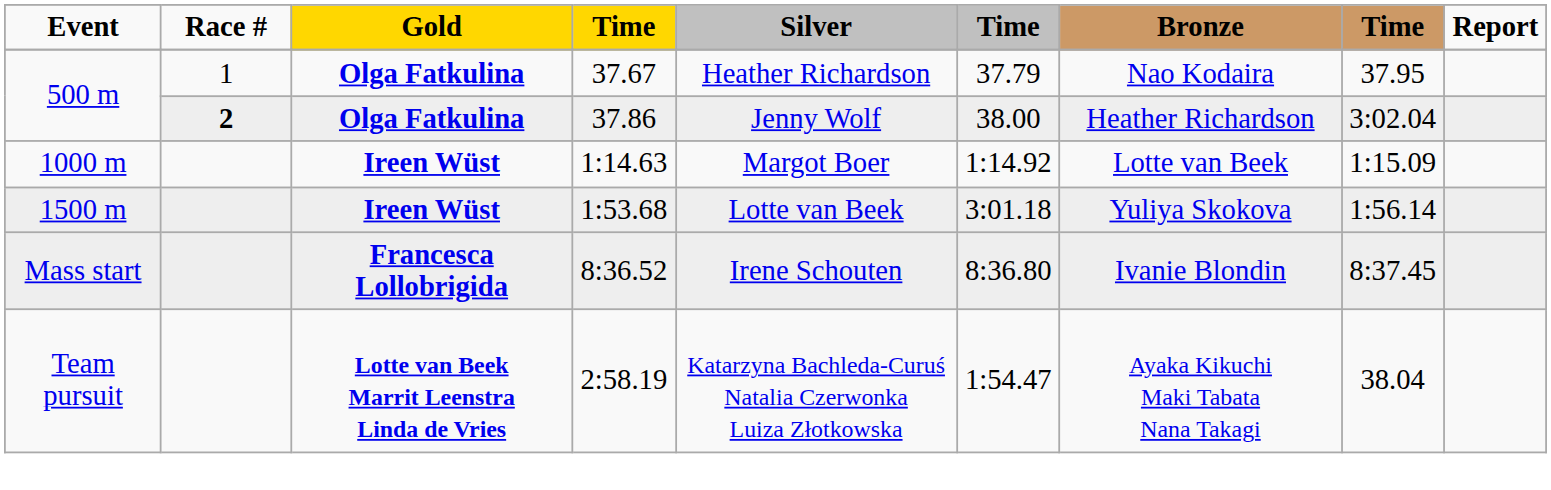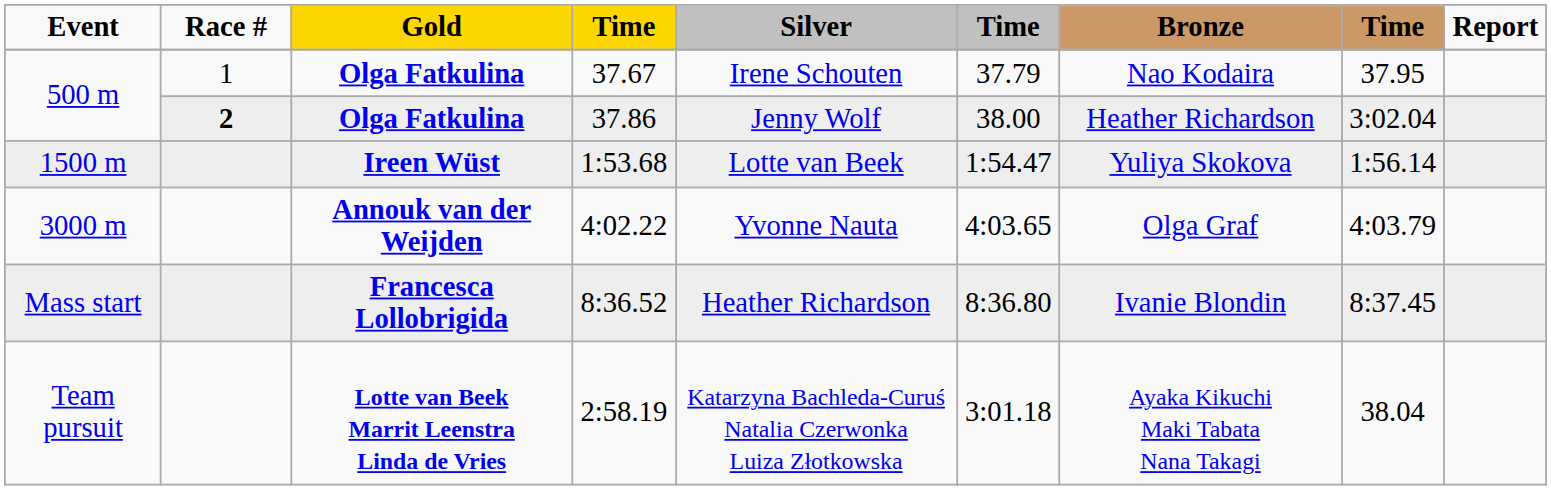(816, 72) Heather Richardson -> (816, 72) Irene Schouten
- row: (624, 163)
(1008, 208) 3:01.18 -> (1008, 163) 1:54.47
+ row: (624, 225)
(816, 270) Irene Schouten -> (816, 302) Heather Richardson
(1008, 380) 1:54.47 -> (1008, 412) 3:01.18
